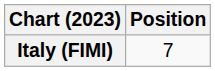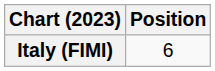(168, 50) 7 -> (168, 50) 6
